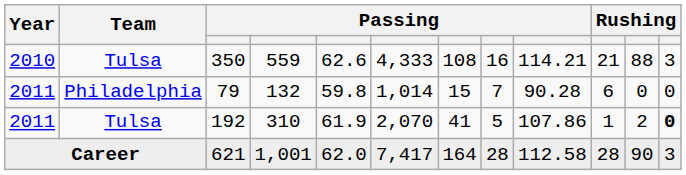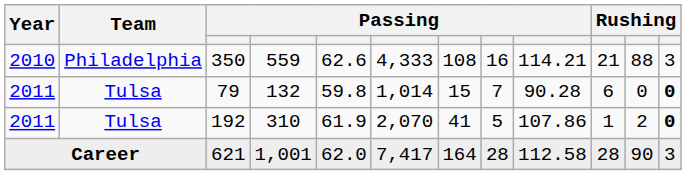(133, 61) Tulsa -> (133, 61) Philadelphia
(133, 92) Philadelphia -> (133, 92) Tulsa
(670, 92) normal -> (670, 92) bold
